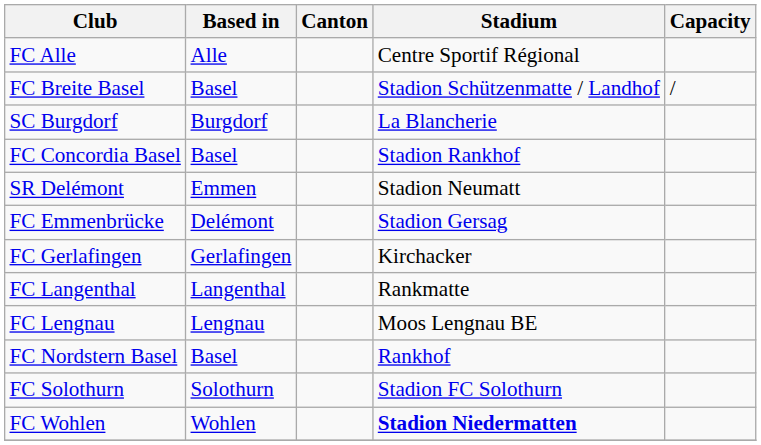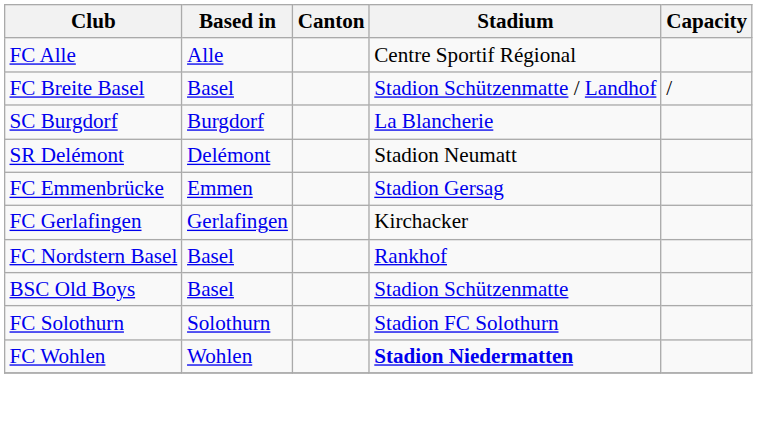- row: (95, 155)
(223, 188) Emmen -> (229, 155) Delémont
(232, 222) Delémont -> (220, 188) Emmen
- row: (73, 289)
- row: (62, 322)
+ row: (72, 289)
